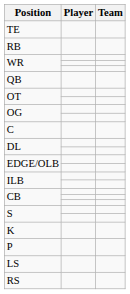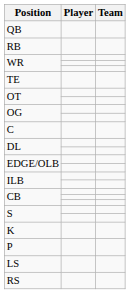rows swapped: (14, 79) <-> (13, 29)
